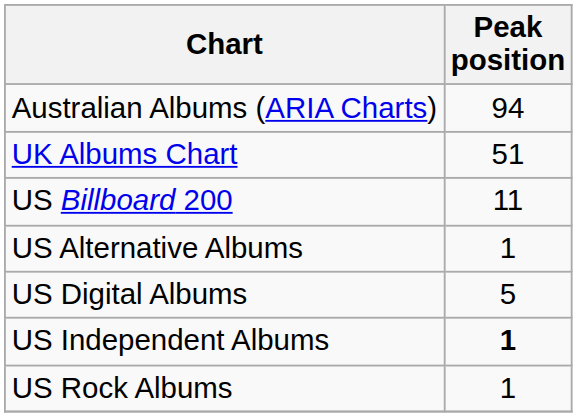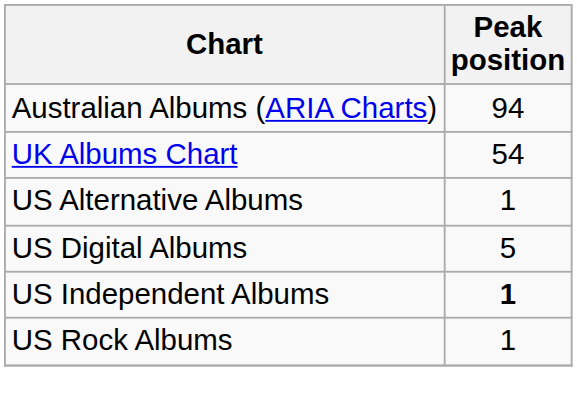(508, 154) 51 -> (508, 154) 54
- row: (122, 201)
